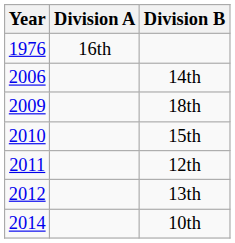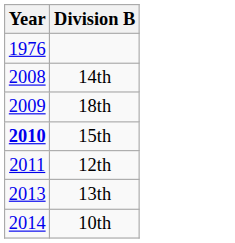- column: (95, 19)
(27, 77) 2006 -> (27, 77) 2008
(27, 135) normal -> (27, 135) bold
(27, 194) 2012 -> (27, 194) 2013
